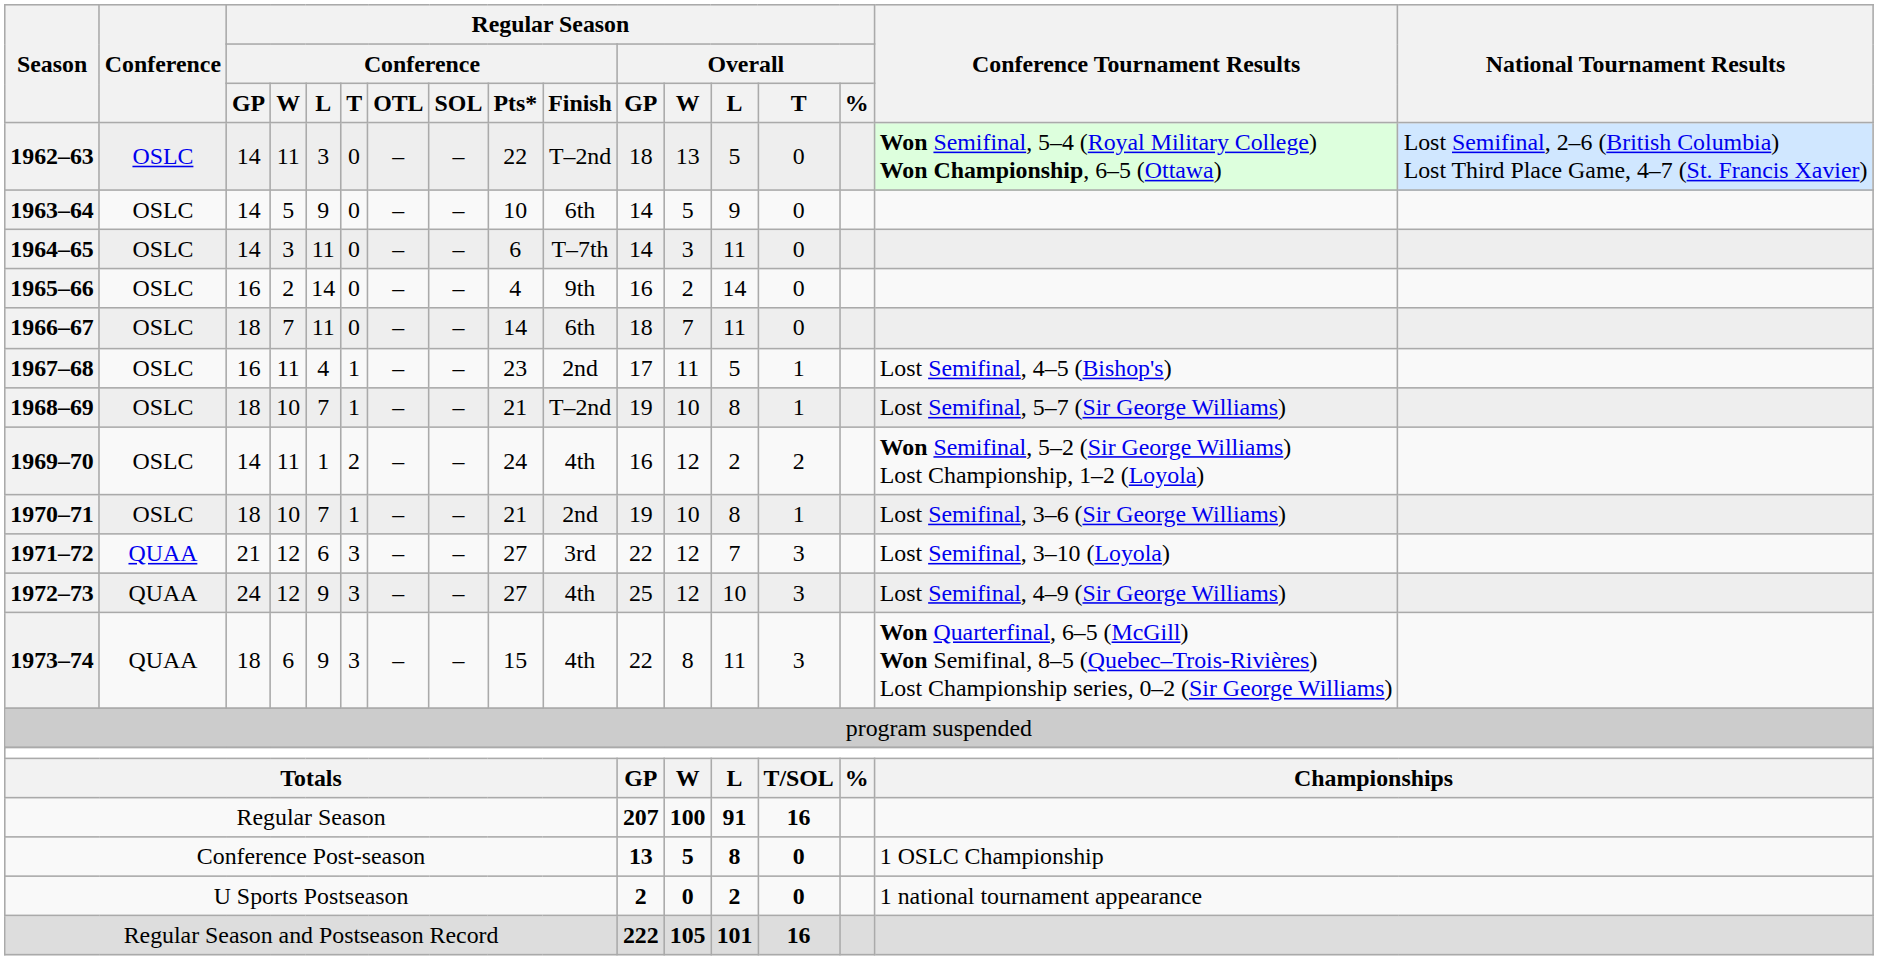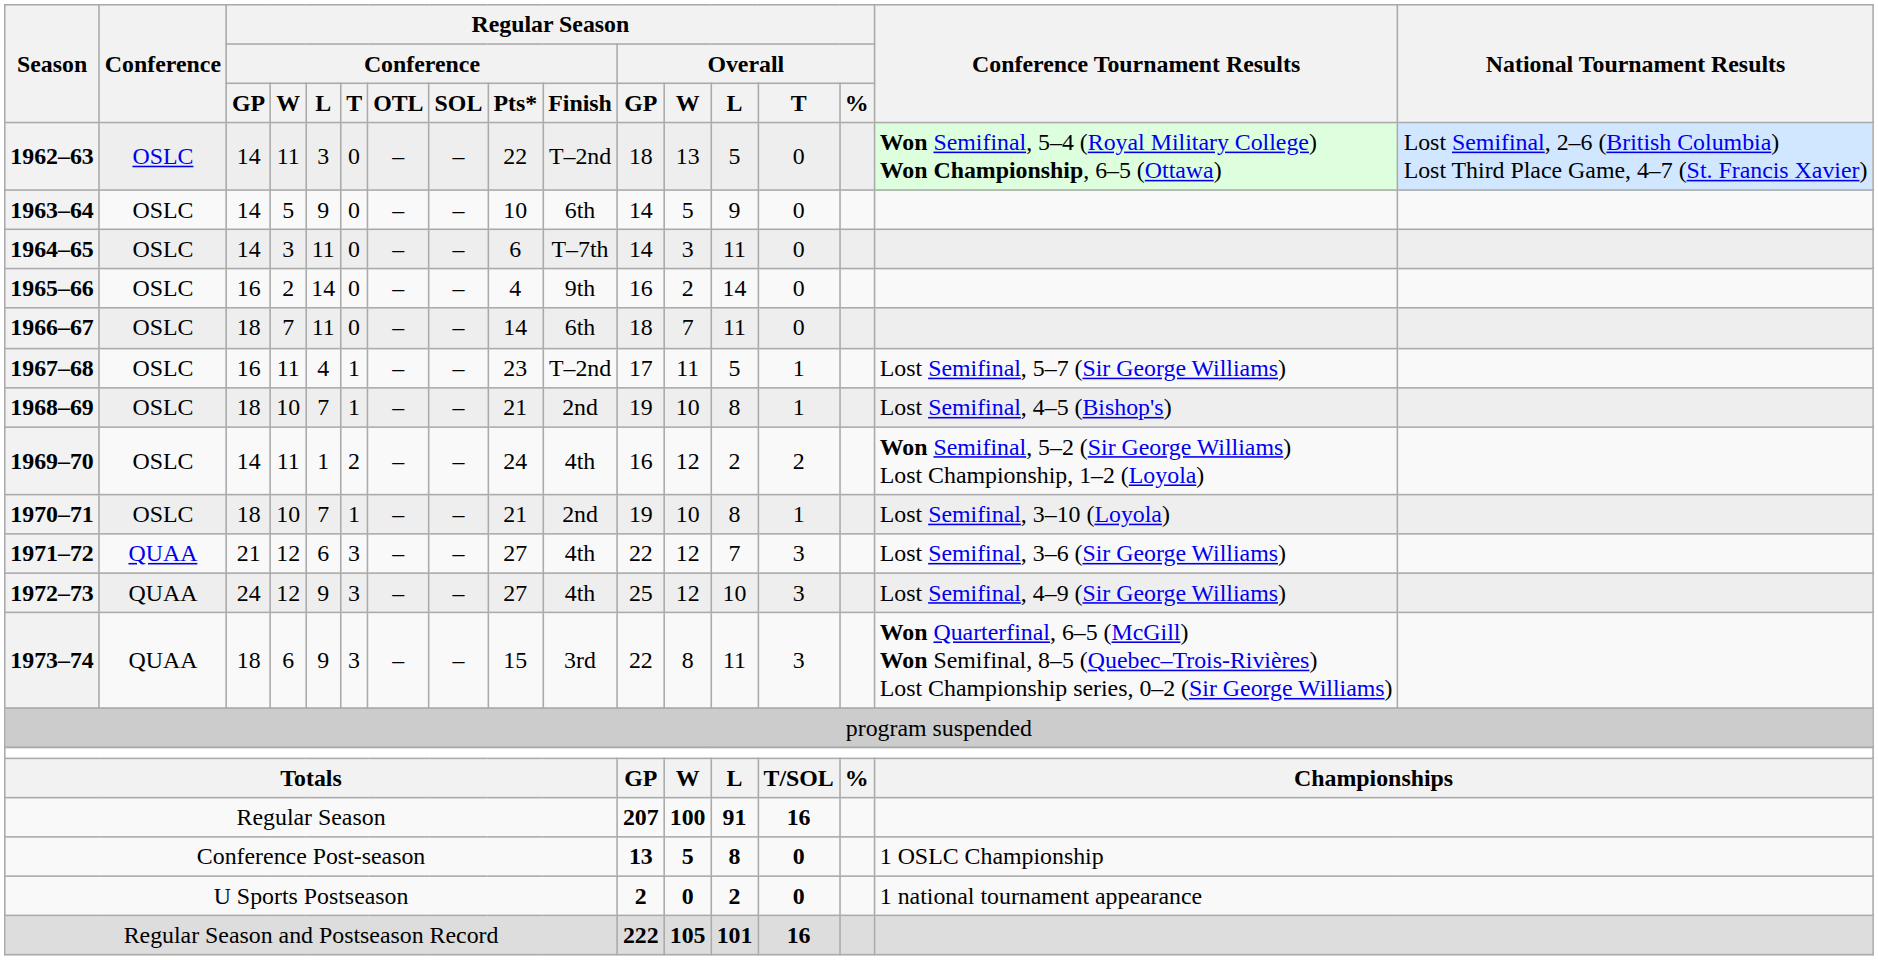(580, 367) 2nd -> (580, 367) T–2nd
(1026, 367) Lost Semifinal, 4–5 (Bishop's) -> (1083, 367) Lost Semifinal, 5–7 (Sir George Williams)
(580, 406) T–2nd -> (580, 406) 2nd
(1083, 406) Lost Semifinal, 5–7 (Sir George Williams) -> (1026, 406) Lost Semifinal, 4–5 (Bishop's)
(1083, 513) Lost Semifinal, 3–6 (Sir George Williams) -> (1025, 513) Lost Semifinal, 3–10 (Loyola)
(580, 553) 3rd -> (580, 553) 4th
(1025, 553) Lost Semifinal, 3–10 (Loyola) -> (1083, 553) Lost Semifinal, 3–6 (Sir George Williams)
(580, 660) 4th -> (580, 660) 3rd
